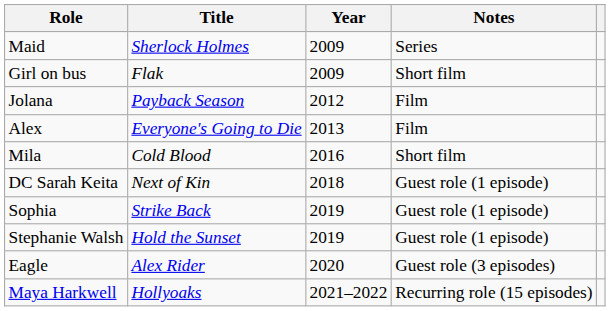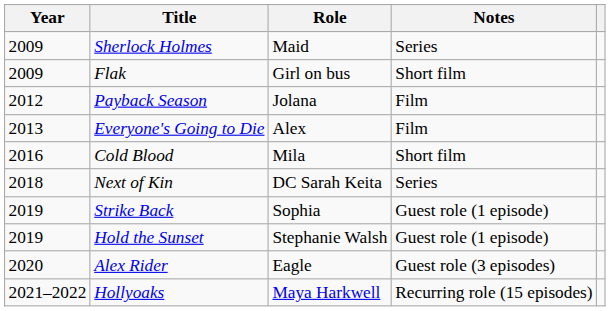columns swapped: (348, 18) <-> (66, 18)
(472, 182) Guest role (1 episode) -> (416, 182) Series
